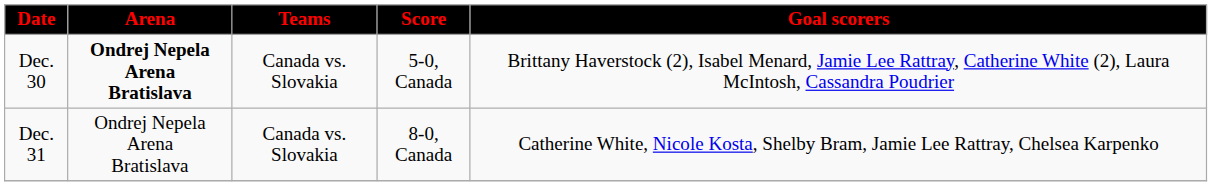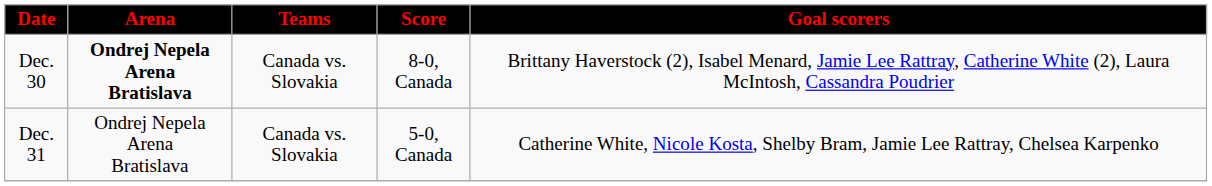(424, 71) 5-0, Canada -> (424, 71) 8-0, Canada
(424, 144) 8-0, Canada -> (424, 144) 5-0, Canada
